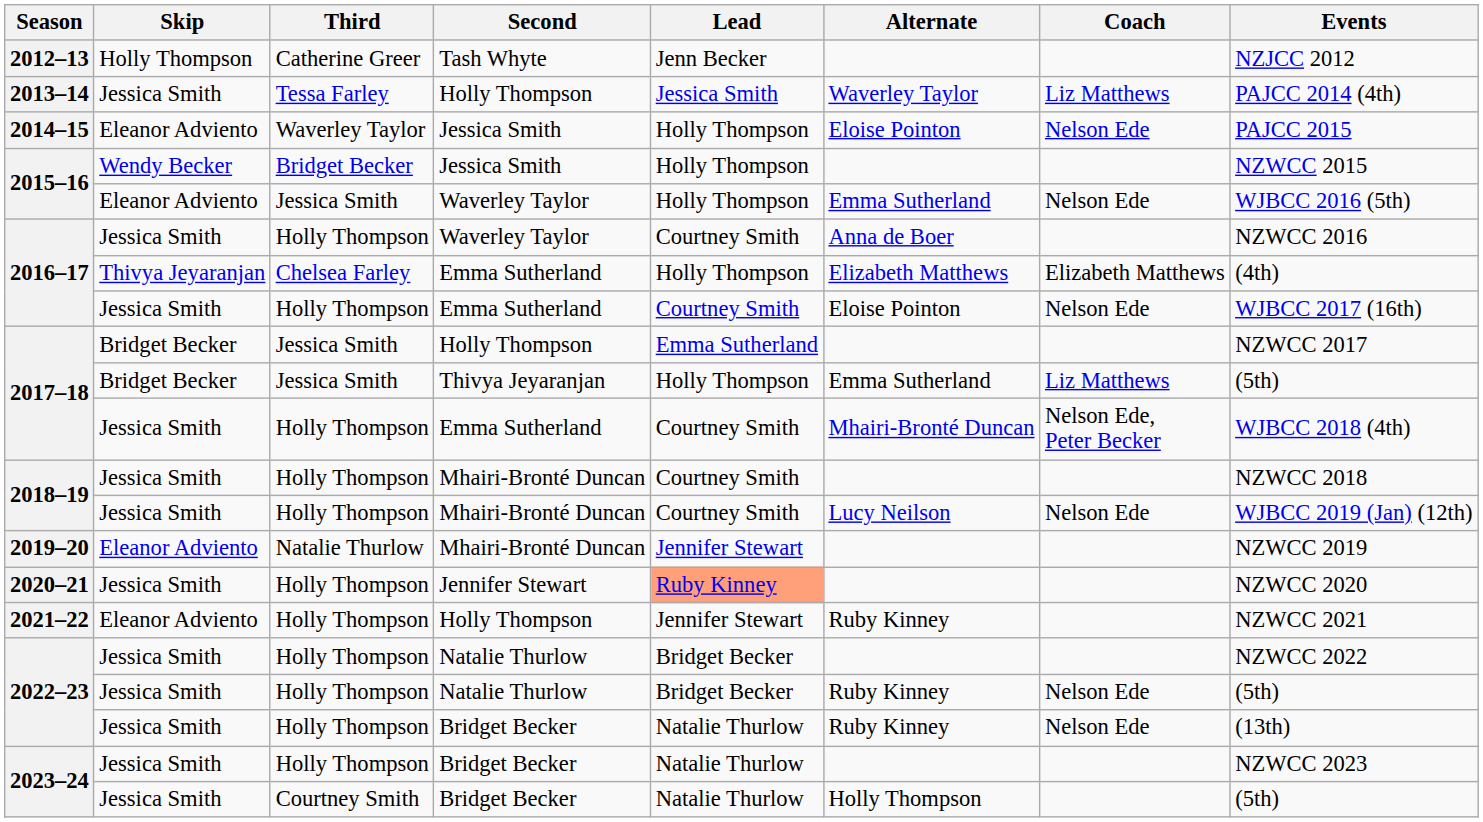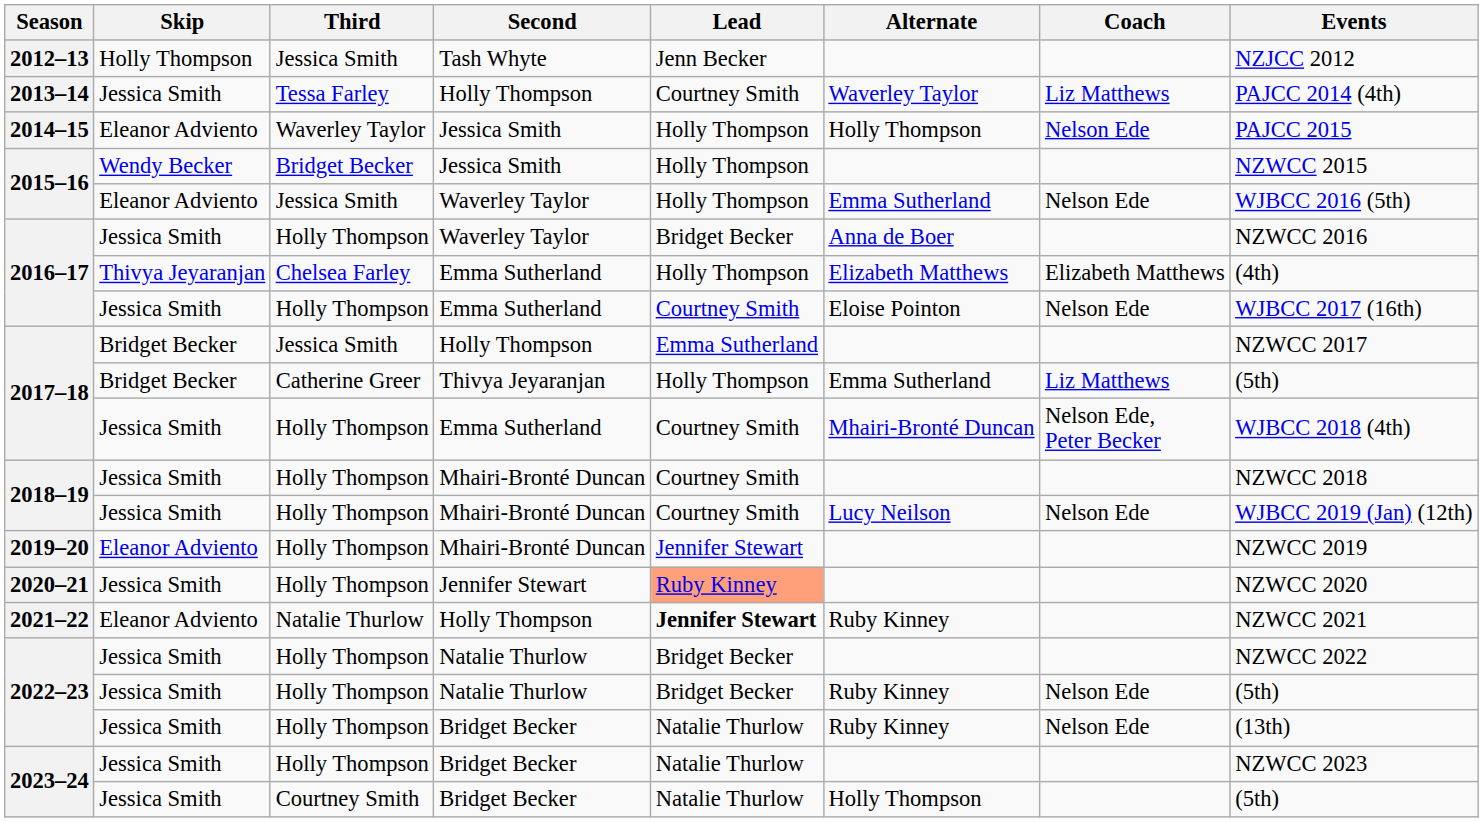(348, 58) Catherine Greer -> (337, 58) Jessica Smith
(717, 93) Jessica Smith -> (727, 93) Courtney Smith
(895, 129) Eloise Pointon -> (905, 129) Holly Thompson
(727, 237) Courtney Smith -> (724, 237) Bridget Becker
(337, 380) Jessica Smith -> (348, 380) Catherine Greer
(350, 548) Natalie Thurlow -> (352, 548) Holly Thompson
(352, 620) Holly Thompson -> (350, 620) Natalie Thurlow
(729, 620) normal -> (736, 620) bold
